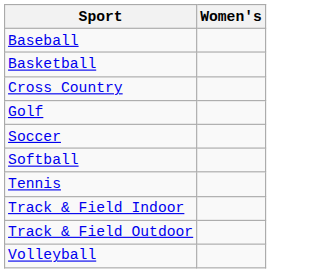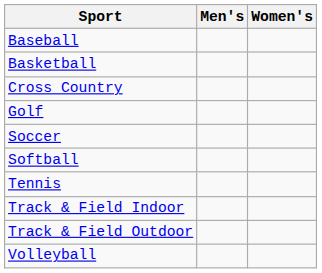+ column: (222, 17)
